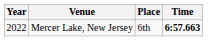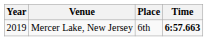(17, 28) 2022 -> (17, 28) 2019
